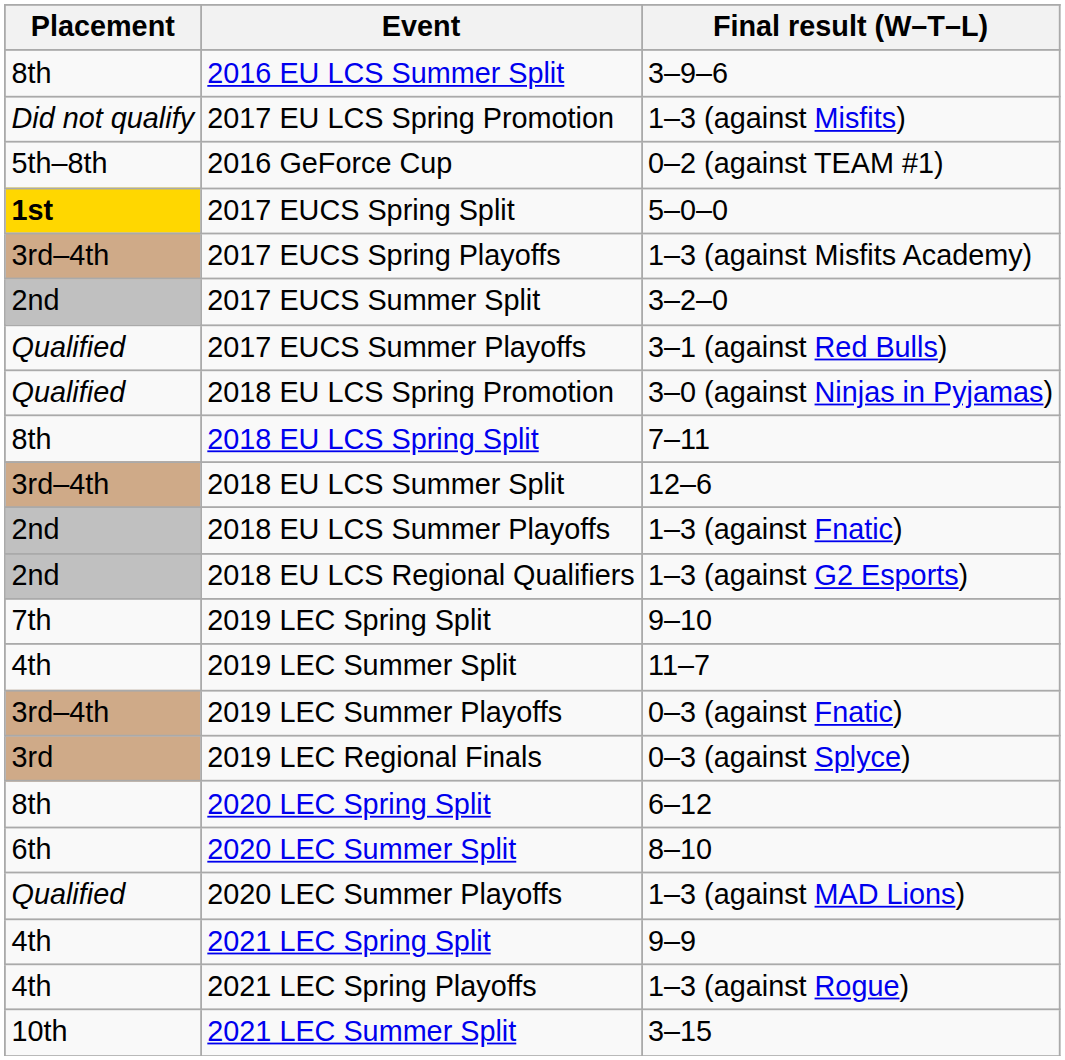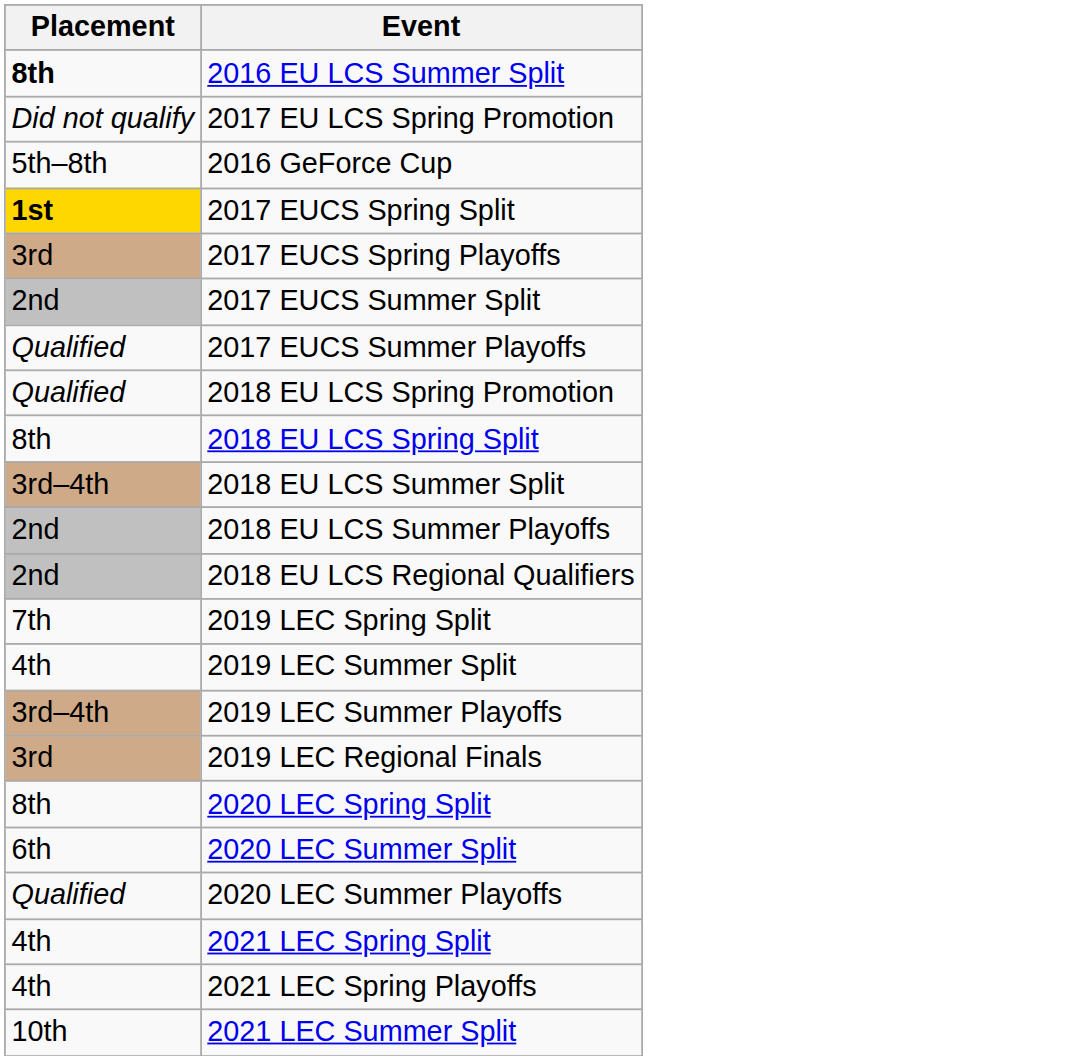- column: (851, 27)
(32, 73) normal -> (33, 73) bold
(60, 255) 3rd–4th -> (32, 255) 3rd
